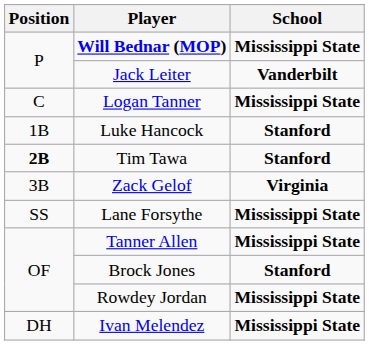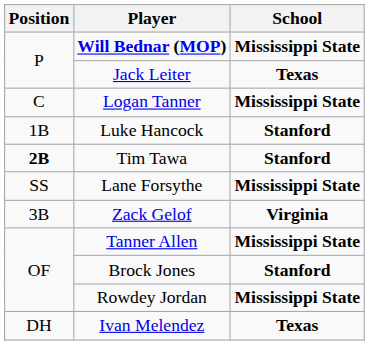(297, 74) Vanderbilt -> (297, 74) Texas
rows swapped: (152, 185) <-> (152, 213)
(297, 325) Mississippi State -> (297, 325) Texas
